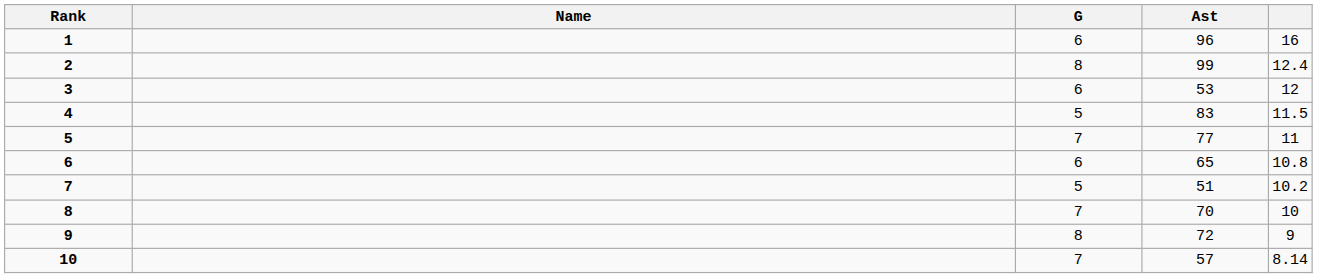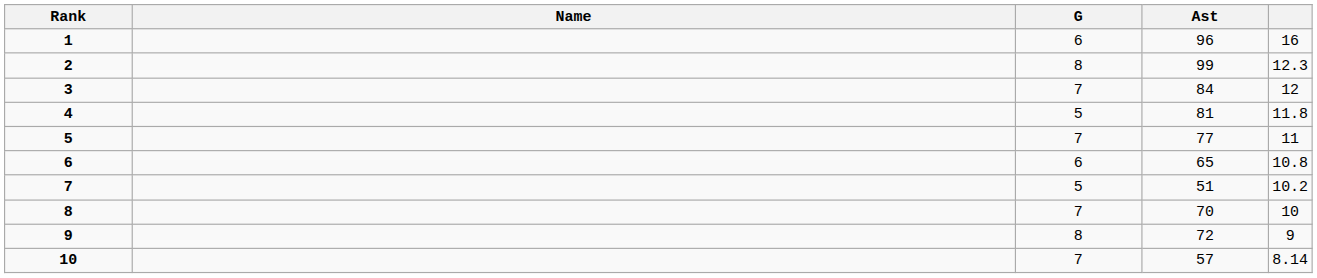(1290, 65) 12.4 -> (1290, 65) 12.3
(1078, 90) 6 -> (1078, 90) 7
(1205, 90) 53 -> (1205, 90) 84
(1205, 114) 83 -> (1205, 114) 81
(1290, 114) 11.5 -> (1290, 114) 11.8
